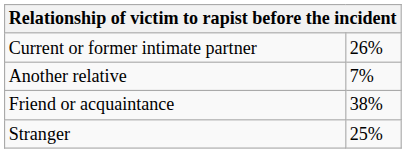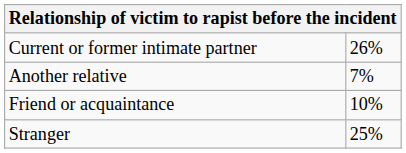(366, 104) 38% -> (366, 104) 10%
